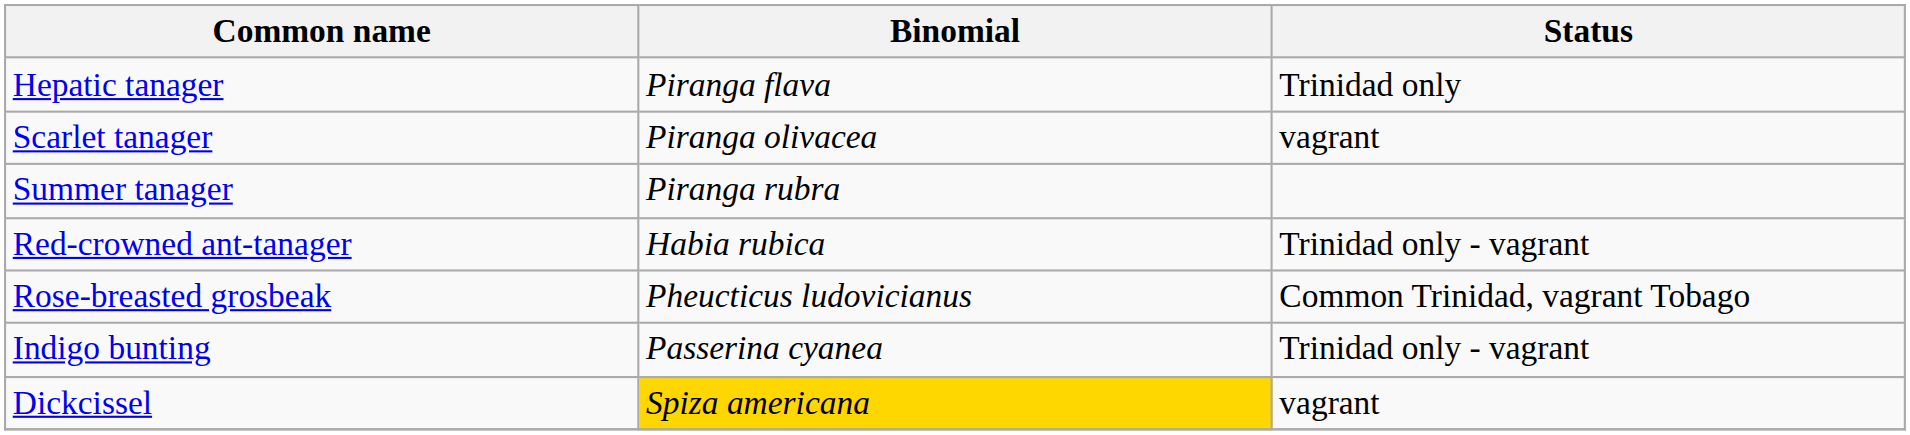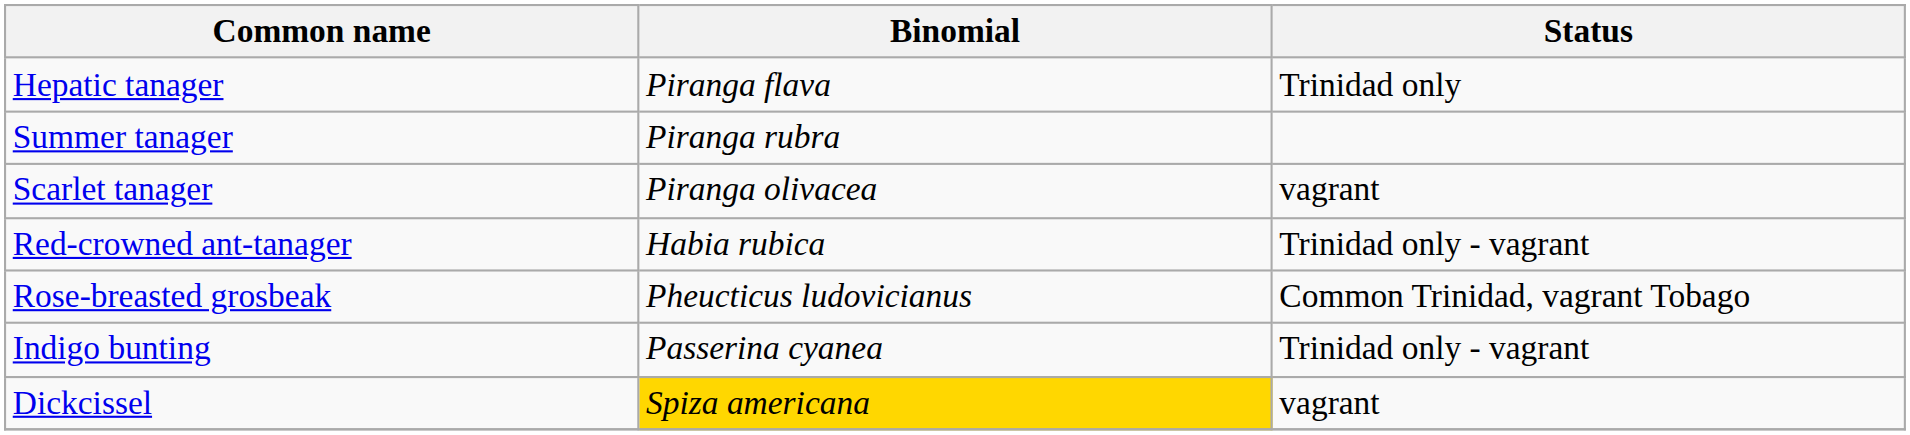rows swapped: (123, 190) <-> (113, 137)
